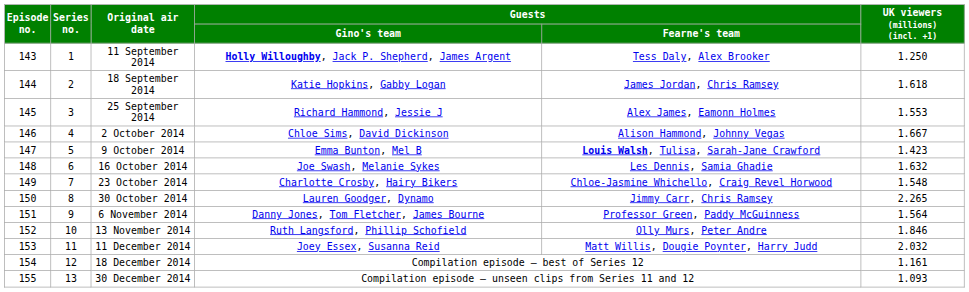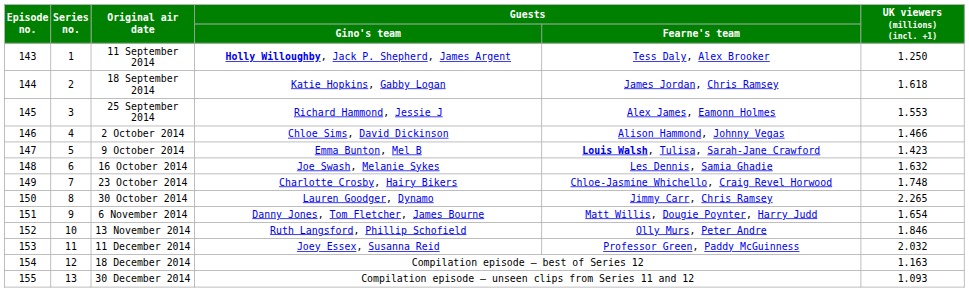(913, 134) 1.667 -> (913, 134) 1.466
(913, 182) 1.548 -> (913, 182) 1.748
(701, 214) Professor Green, Paddy McGuinness -> (701, 214) Matt Willis, Dougie Poynter, Harry Judd
(913, 214) 1.564 -> (913, 214) 1.654
(701, 247) Matt Willis, Dougie Poynter, Harry Judd -> (701, 247) Professor Green, Paddy McGuinness
(913, 263) 1.161 -> (913, 263) 1.163
